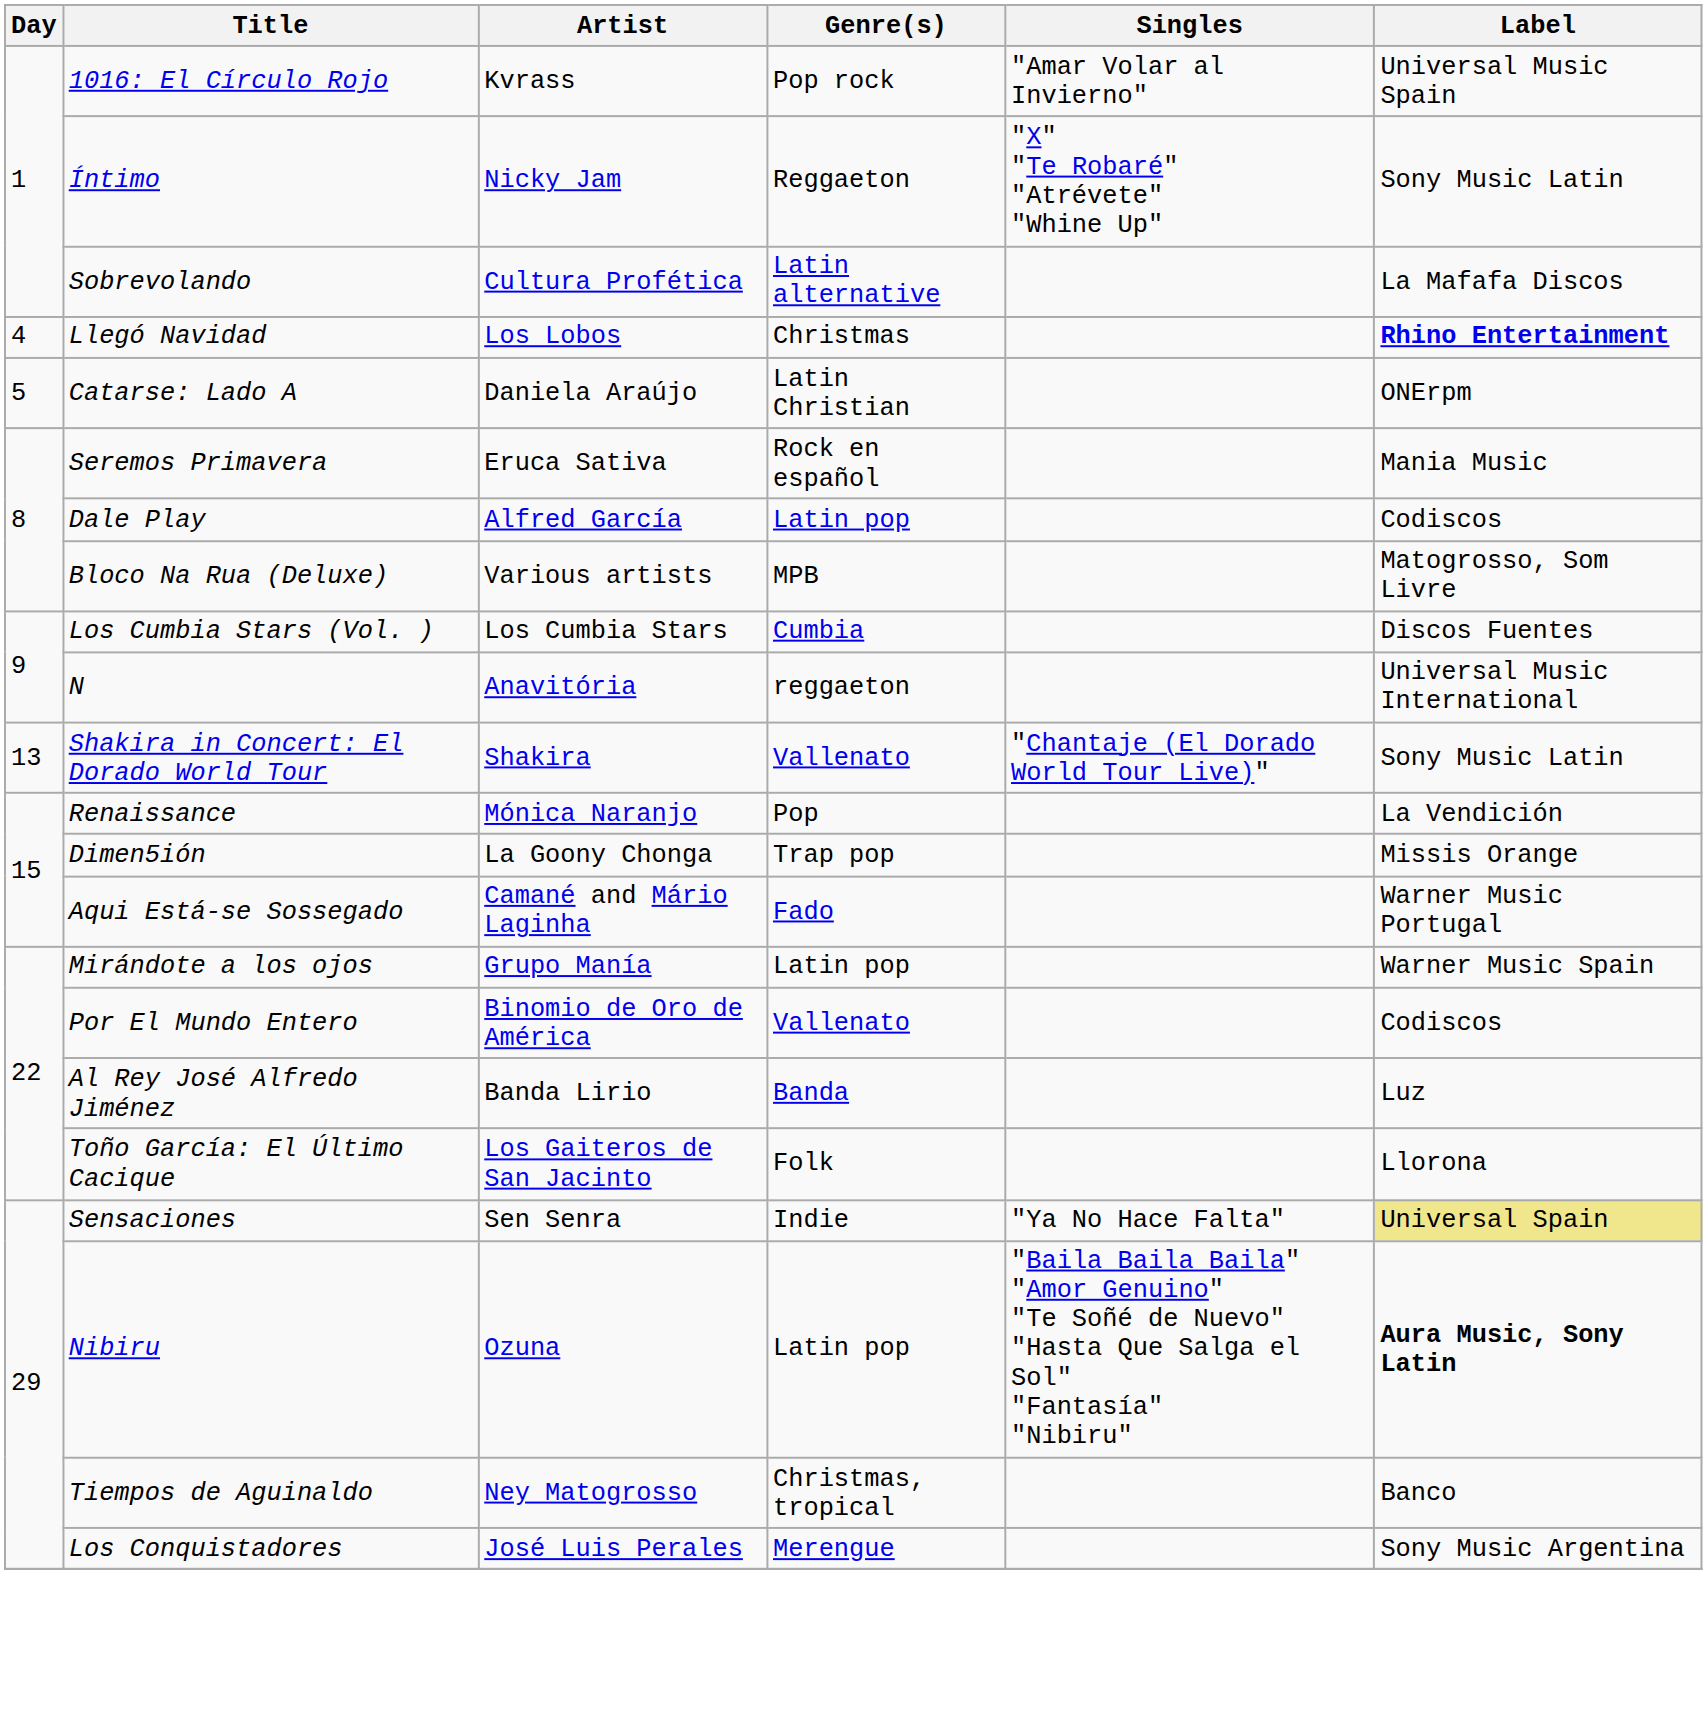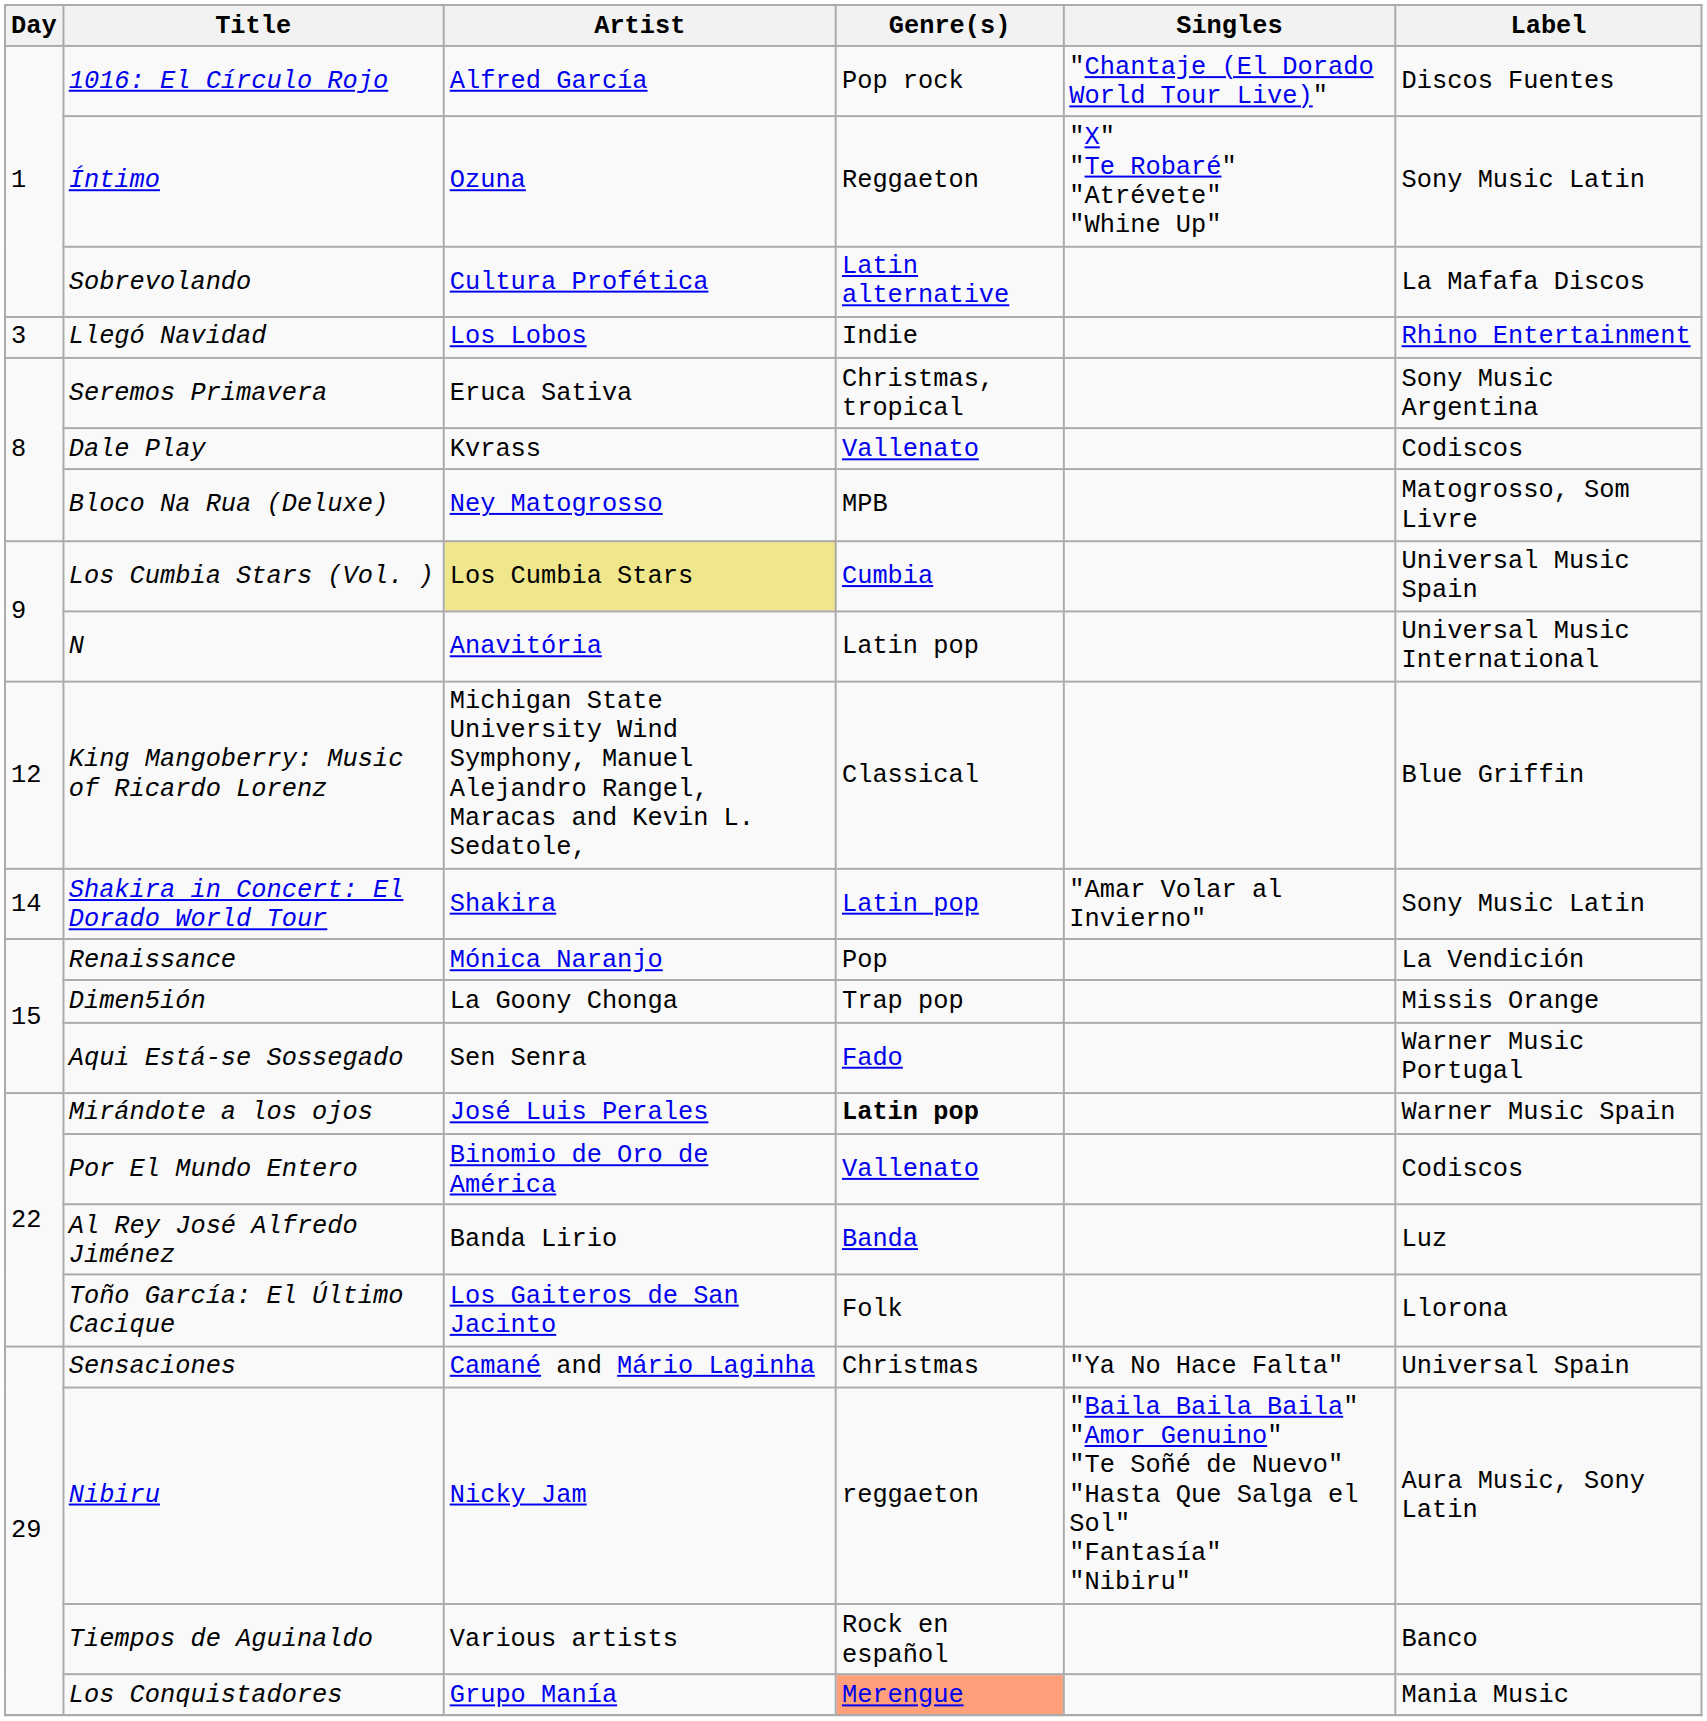(530, 82) Kvrass -> (549, 82) Alfred García
(1118, 82) "Amar Volar al Invierno" -> (1221, 82) "Chantaje (El Dorado World Tour Live)"
(1495, 82) Universal Music Spain -> (1508, 82) Discos Fuentes
(553, 181) Nicky Jam -> (488, 181) Ozuna
(19, 337) 4 -> (19, 337) 3
(841, 337) Christmas -> (880, 337) Indie
(1525, 337) bold -> (1546, 337) normal
- row: (183, 393)
(826, 464) Rock en español -> (918, 393) Christmas, tropical
(1464, 464) Mania Music -> (1478, 393) Sony Music Argentina
(583, 520) Alfred García -> (495, 449) Kvrass
(841, 520) Latin pop -> (910, 449) Vallenato
(598, 576) Various artists -> (556, 505) Ney Matogrosso
(606, 631) no background -> (571, 576) khaki background
(1487, 631) Discos Fuentes -> (1516, 576) Universal Music Spain
(841, 687) reggaeton -> (910, 646) Latin pop
+ row: (236, 775)
(26, 758) 13 -> (26, 904) 14
(841, 758) Vallenato -> (910, 904) Latin pop
(1163, 758) "Chantaje (El Dorado World Tour Live)" -> (1176, 904) "Amar Volar al Invierno"
(606, 911) Camané and Mário Laginha -> (518, 1057) Sen Senra
(568, 967) Grupo Manía -> (579, 1113) José Luis Perales
(841, 967) normal -> (910, 1113) bold
(553, 1220) Sen Senra -> (632, 1366) Camané and Mário Laginha
(811, 1220) Indie -> (910, 1366) Christmas
(1495, 1220) khaki background -> (1516, 1366) no background
(522, 1349) Ozuna -> (518, 1495) Nicky Jam
(841, 1349) Latin pop -> (910, 1495) reggaeton
(1502, 1349) bold -> (1523, 1495) normal
(591, 1493) Ney Matogrosso -> (564, 1639) Various artists
(849, 1493) Christmas, tropical -> (895, 1639) Rock en español
(614, 1549) José Luis Perales -> (533, 1695) Grupo Manía
(834, 1549) no background -> (903, 1695) lightsalmon background
(1533, 1549) Sony Music Argentina -> (1485, 1695) Mania Music
